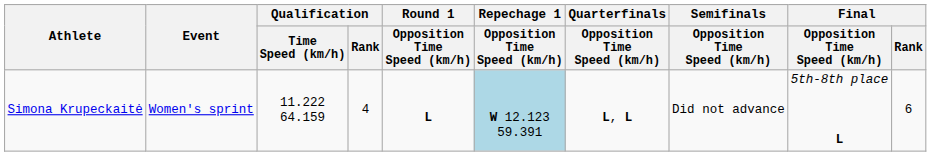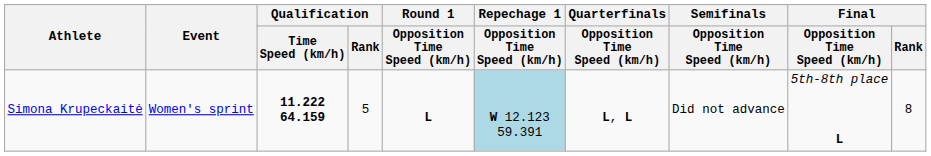(303, 110) normal -> (303, 110) bold
(365, 110) 4 -> (365, 110) 5
(909, 110) 6 -> (909, 110) 8
